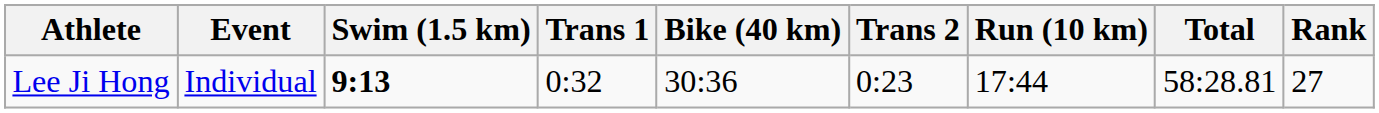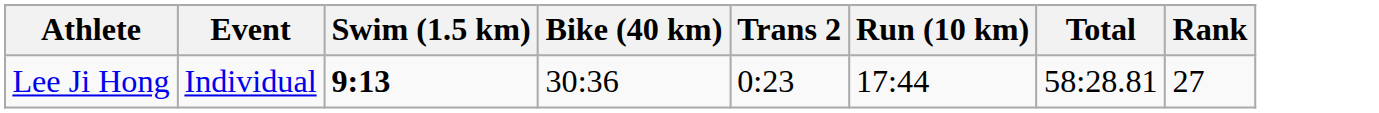- column: (597, 30)
